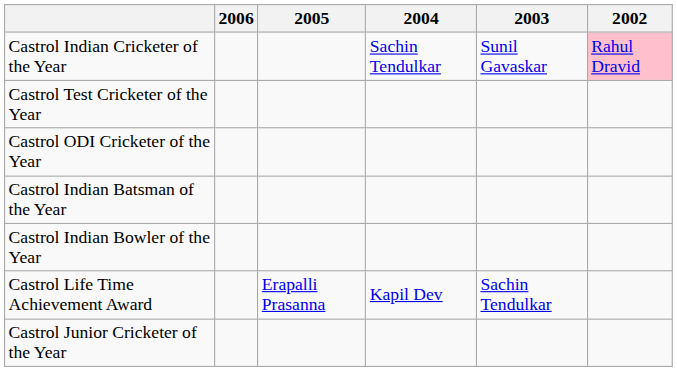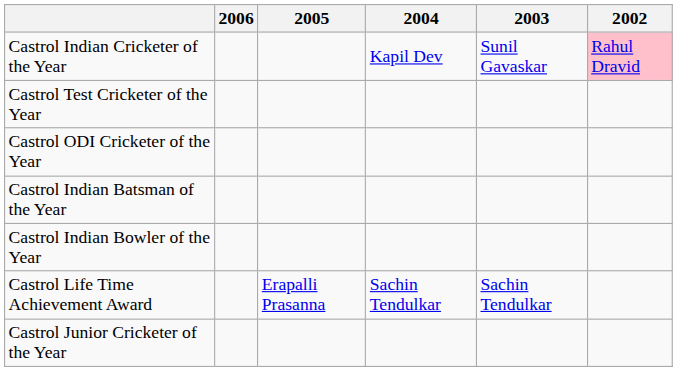(405, 56) Sachin Tendulkar -> (406, 56) Kapil Dev
(406, 294) Kapil Dev -> (405, 294) Sachin Tendulkar
